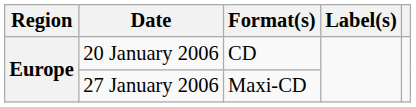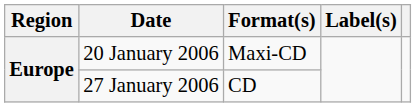(242, 53) CD -> (267, 53) Maxi-CD
(267, 85) Maxi-CD -> (242, 85) CD
